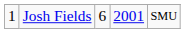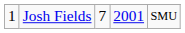(102, 16) 6 -> (102, 16) 7
